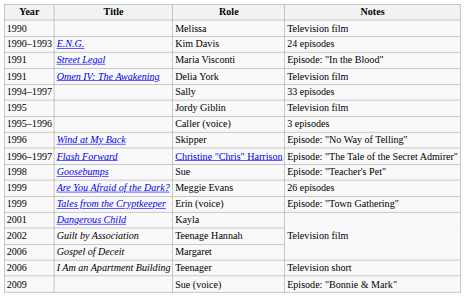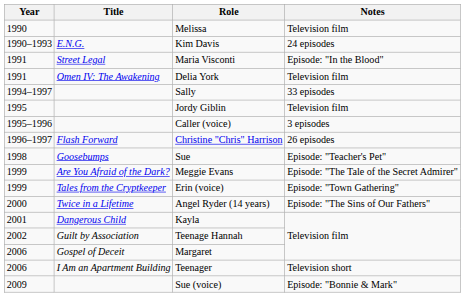- row: (191, 140)
(373, 156) Episode: "The Tale of the Secret Admirer" -> (311, 140) 26 episodes
(311, 188) 26 episodes -> (373, 172) Episode: "The Tale of the Secret Admirer"
+ row: (222, 204)
